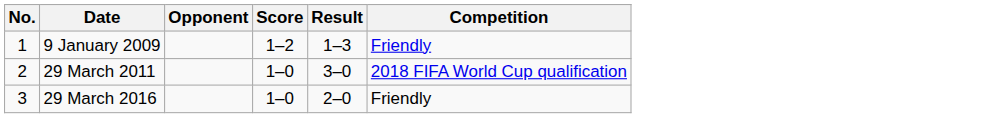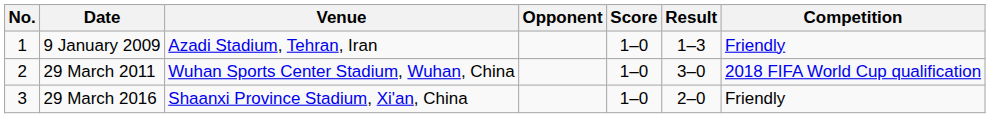+ column: (341, 17)
(280, 44) 1–2 -> (634, 44) 1–0
